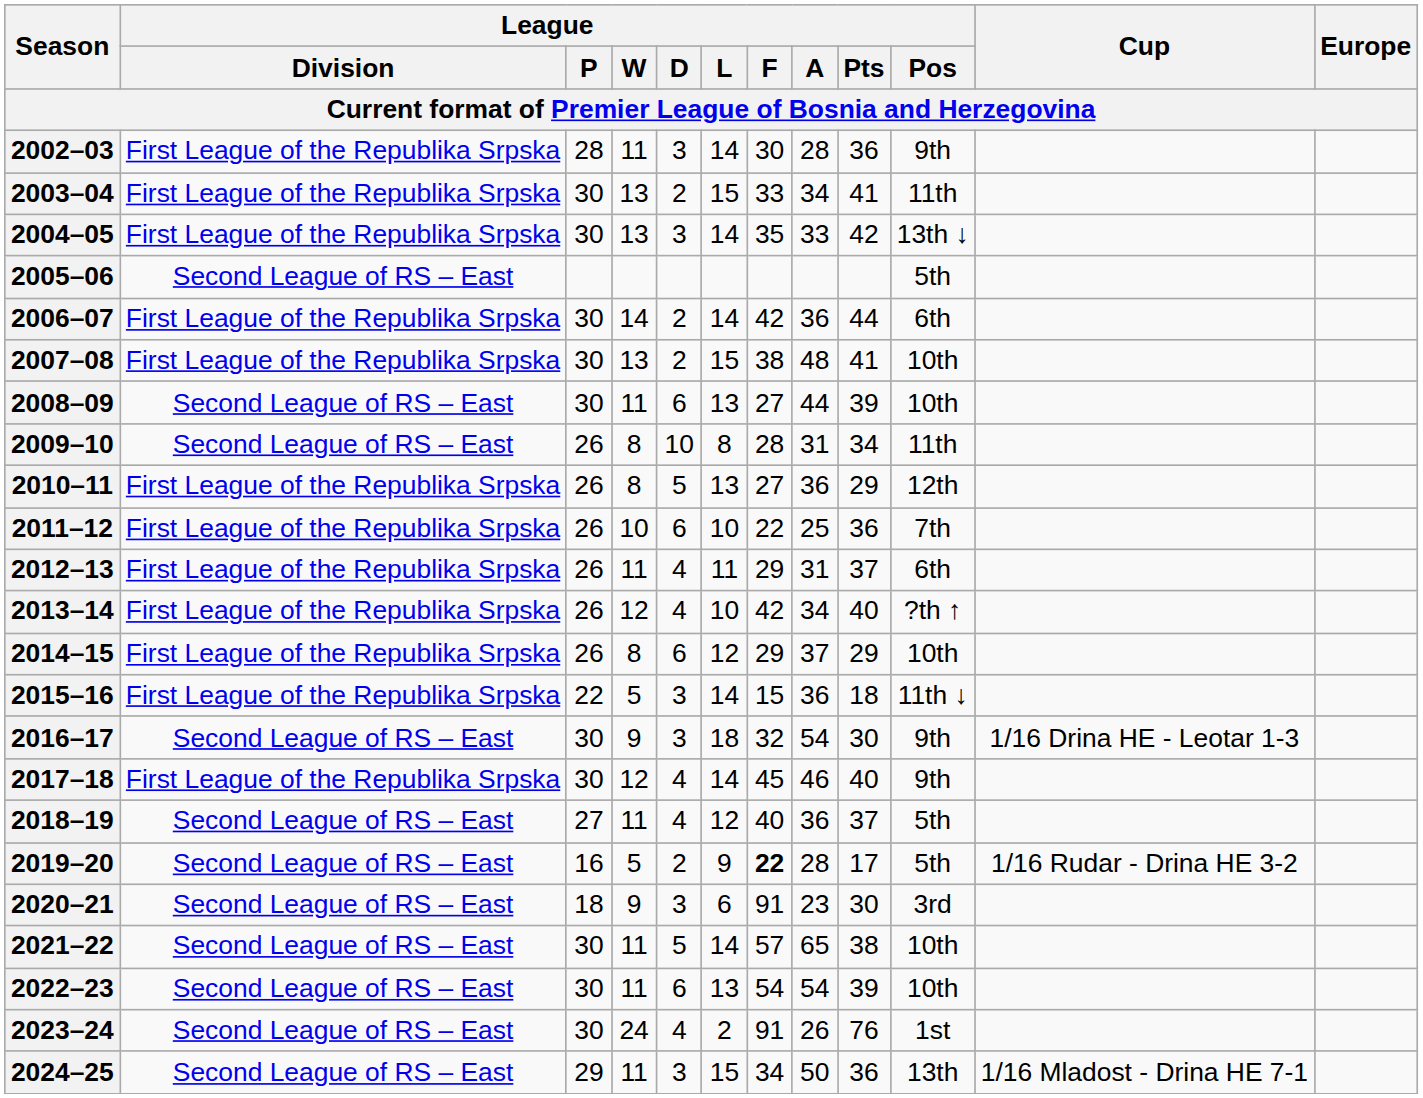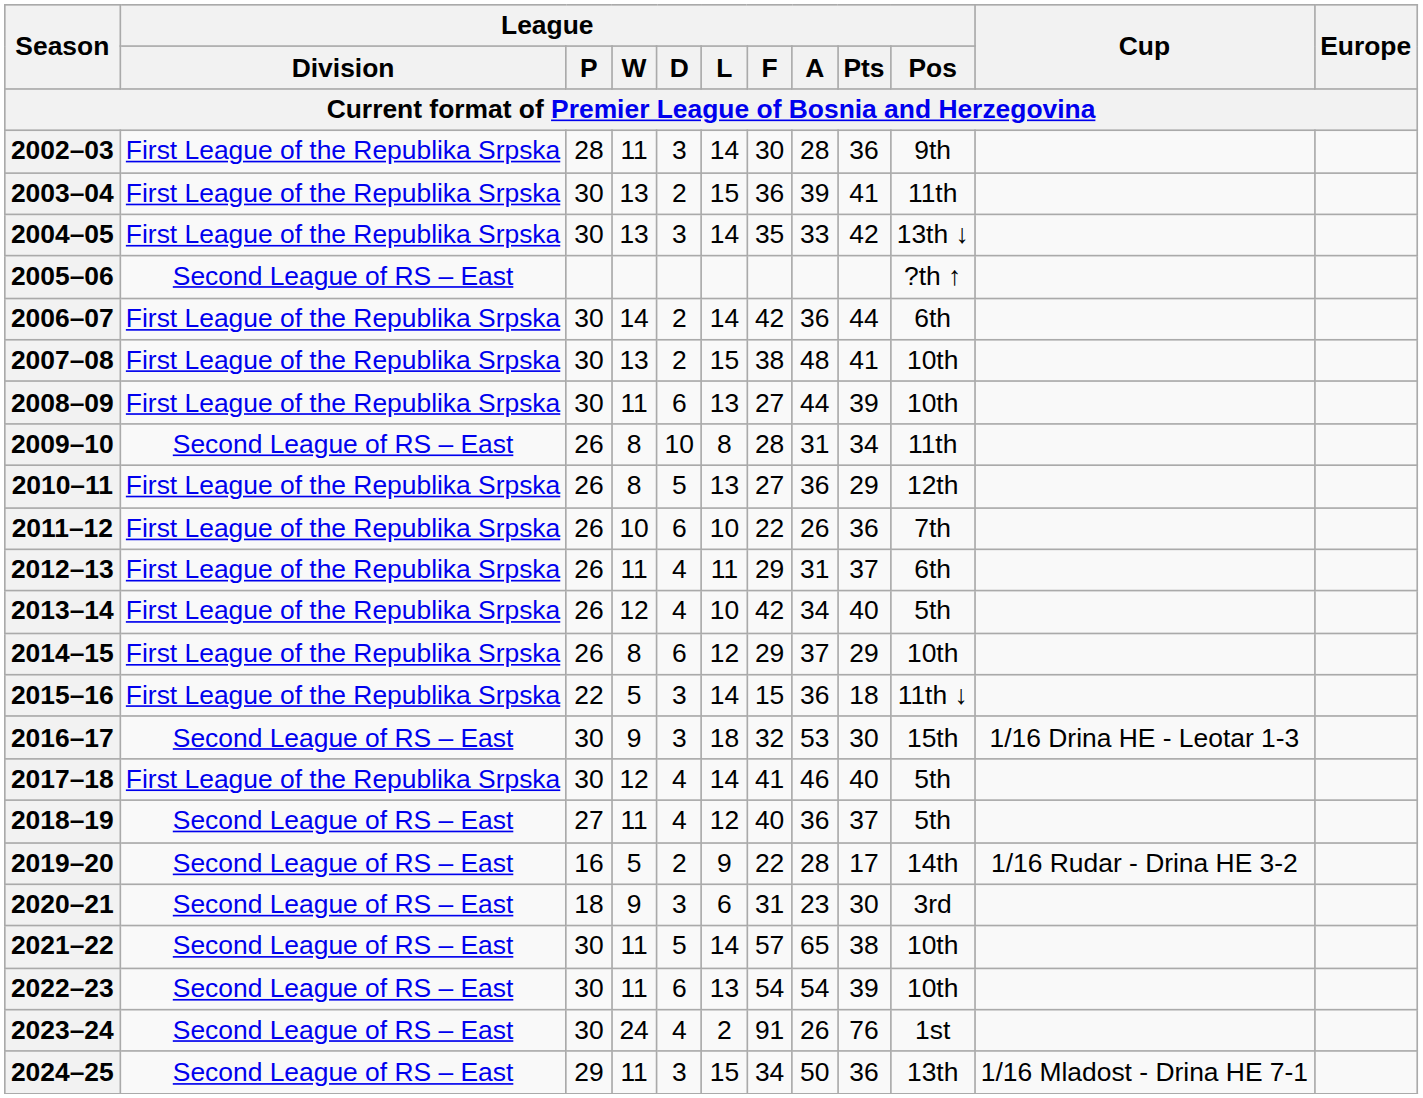(770, 192) 33 -> (770, 192) 36
(815, 192) 34 -> (815, 192) 39
(933, 276) 5th -> (933, 276) ?th ↑
(343, 402) Second League of RS – East -> (343, 402) First League of the Republika Srpska
(815, 527) 25 -> (815, 527) 26
(933, 611) ?th ↑ -> (933, 611) 5th
(815, 737) 54 -> (815, 737) 53
(933, 737) 9th -> (933, 737) 15th
(770, 779) 45 -> (770, 779) 41
(933, 779) 9th -> (933, 779) 5th
(770, 862) bold -> (770, 862) normal
(933, 862) 5th -> (933, 862) 14th
(770, 904) 91 -> (770, 904) 31
